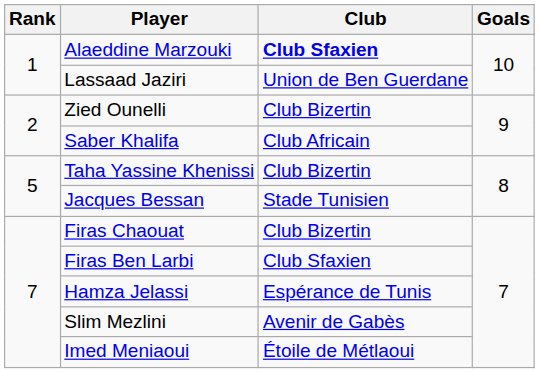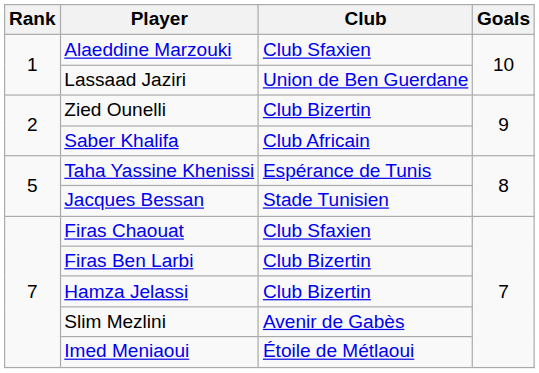(321, 49) bold -> (317, 49) normal
(317, 170) Club Bizertin -> (347, 170) Espérance de Tunis
(317, 230) Club Bizertin -> (317, 230) Club Sfaxien
(317, 261) Club Sfaxien -> (317, 261) Club Bizertin
(347, 291) Espérance de Tunis -> (317, 291) Club Bizertin
